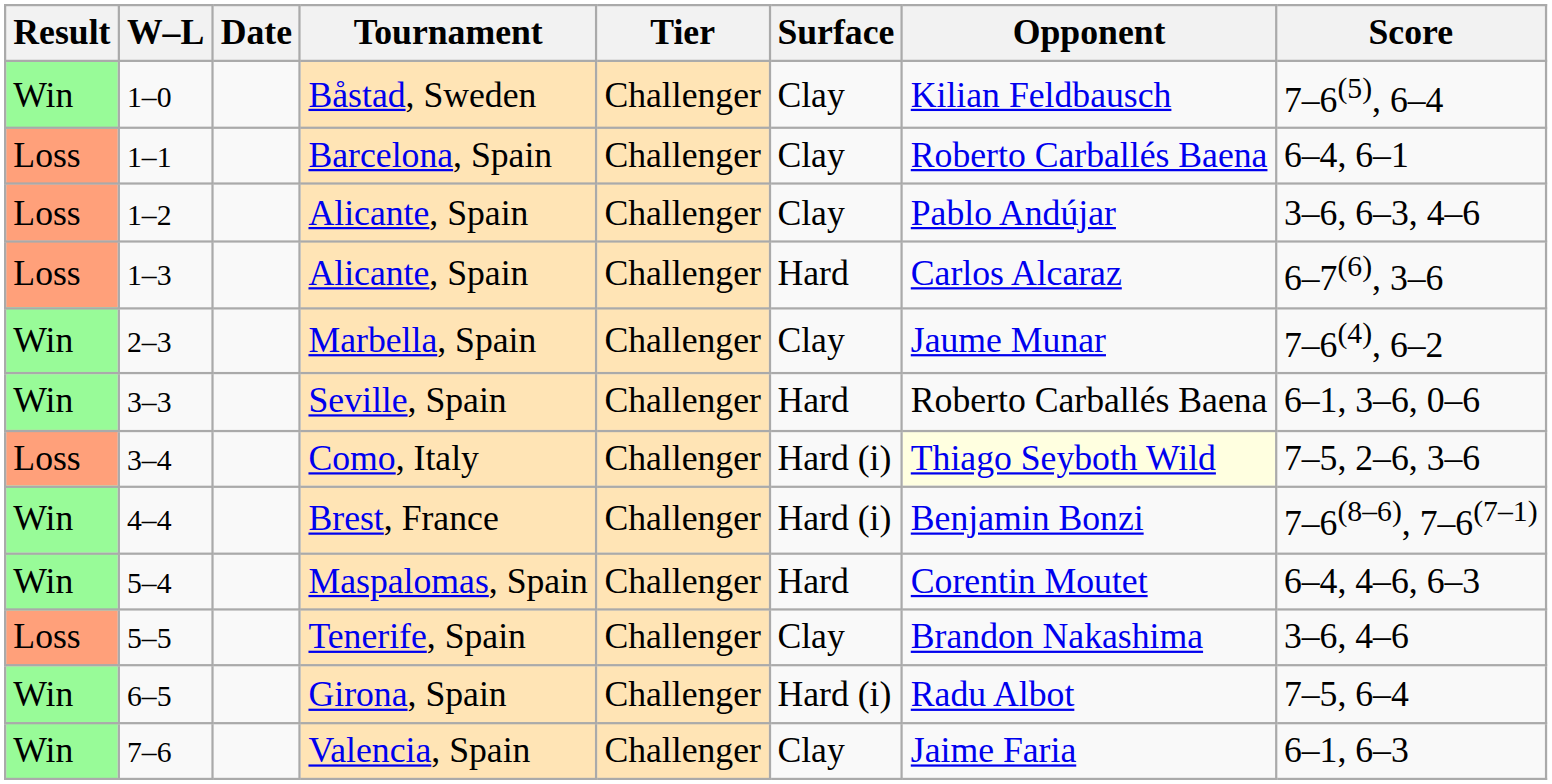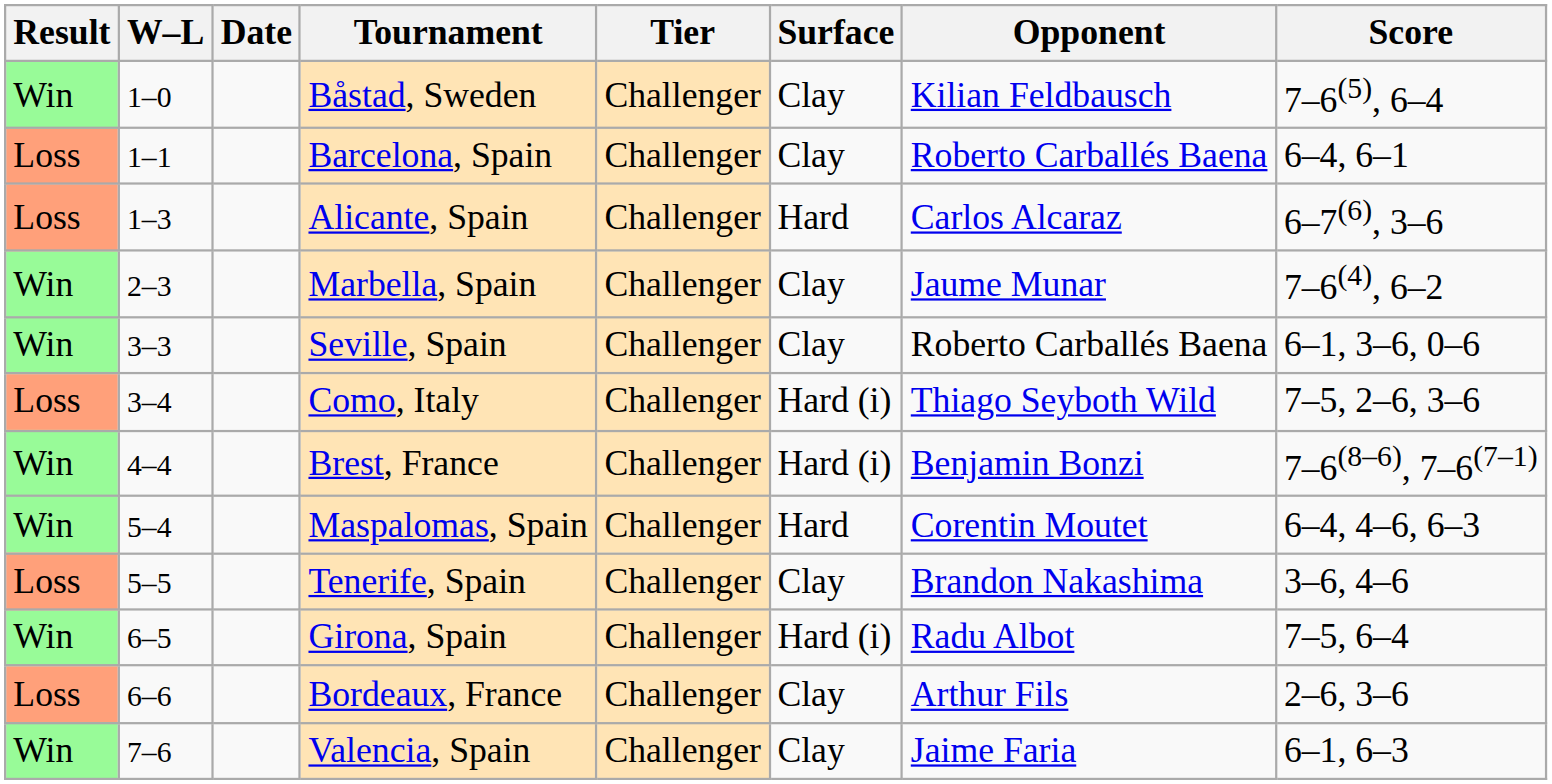- row: (149, 214)
(813, 401) Hard -> (811, 344) Clay
(1063, 457) lightyellow background -> (1063, 401) no background
+ row: (149, 696)
